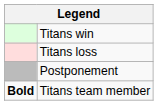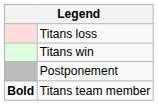rows swapped: (67, 33) <-> (68, 53)
